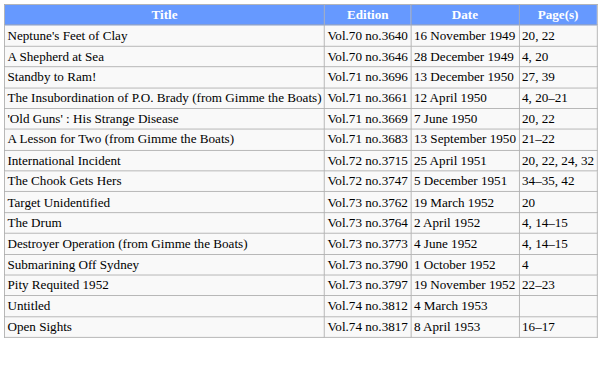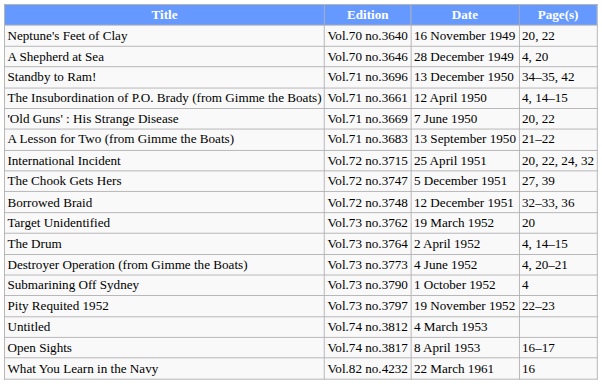(538, 77) 27, 39 -> (548, 77) 34–35, 42
(545, 98) 4, 20–21 -> (545, 98) 4, 14–15
(548, 181) 34–35, 42 -> (538, 181) 27, 39
+ row: (50, 202)
(545, 243) 4, 14–15 -> (545, 264) 4, 20–21
+ row: (83, 368)
